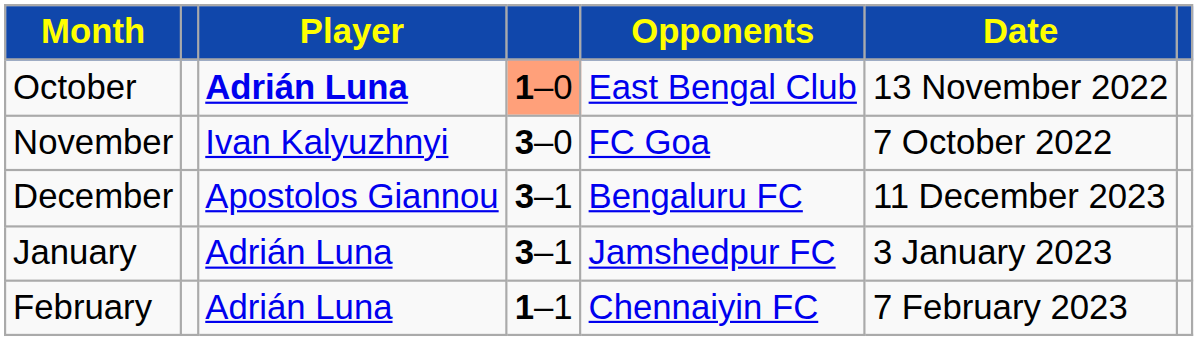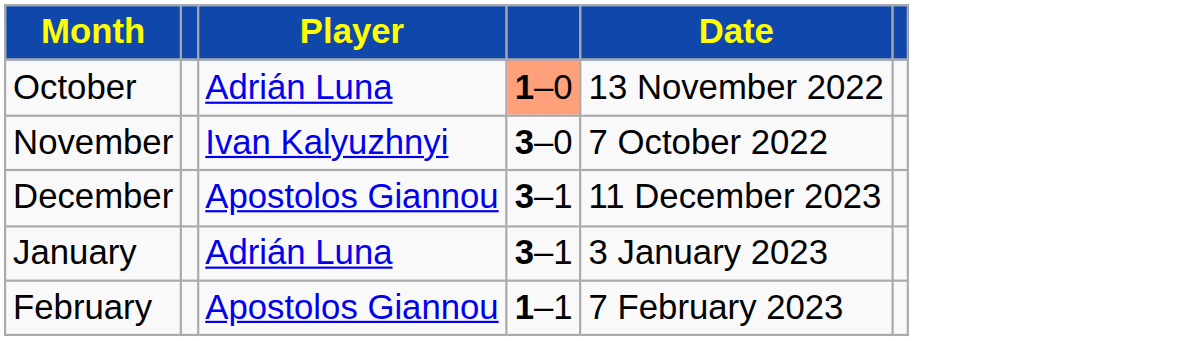- column: (723, 32)
(307, 87) bold -> (299, 87) normal
(299, 307) Adrián Luna -> (352, 307) Apostolos Giannou
